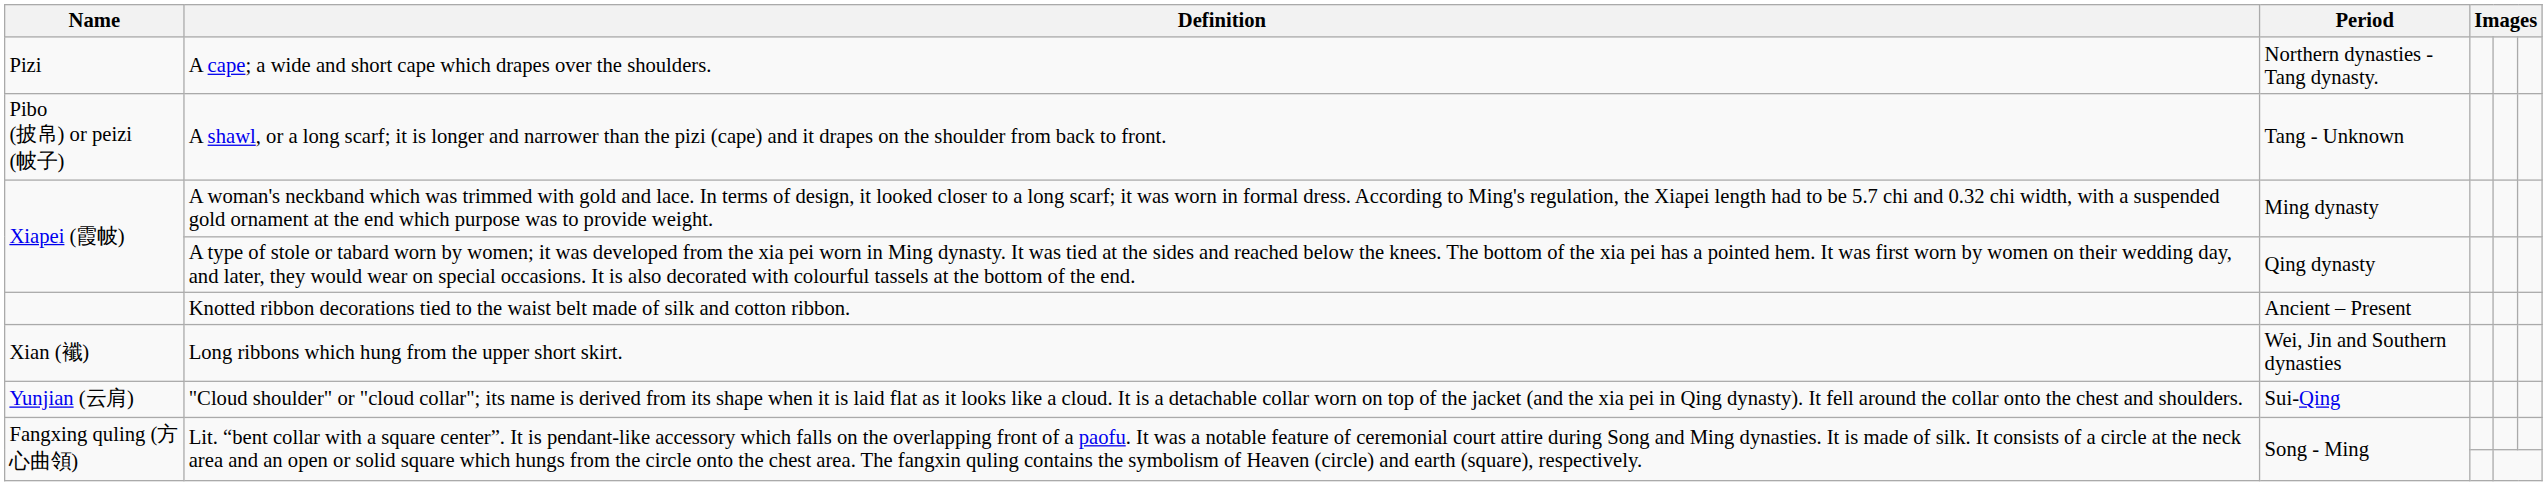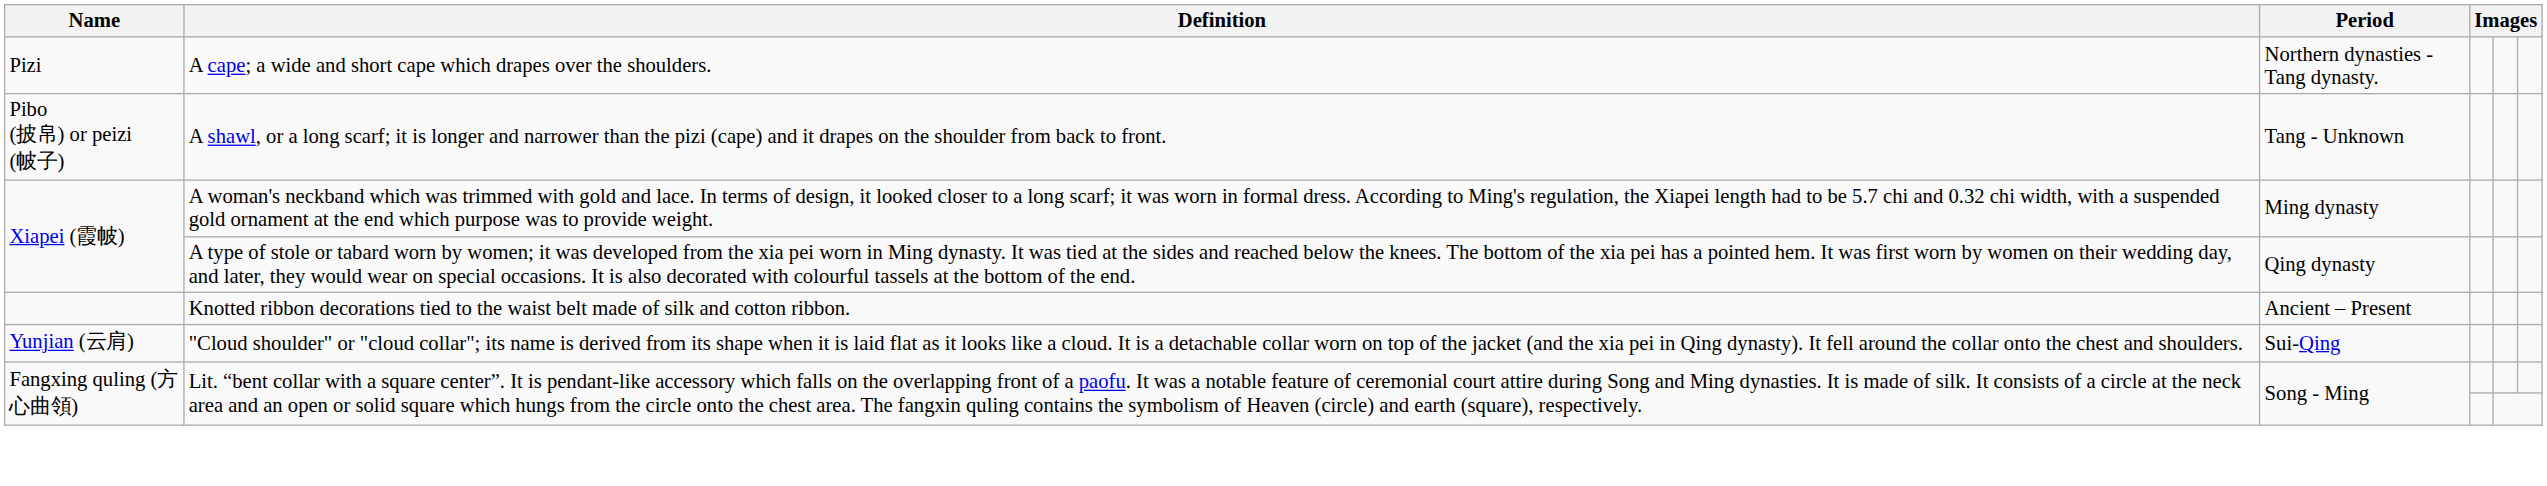- row: (406, 352)
